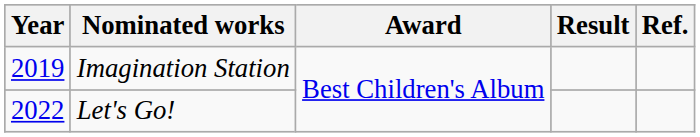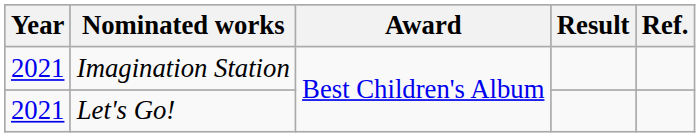(38, 68) 2019 -> (38, 68) 2021
(38, 110) 2022 -> (38, 110) 2021
